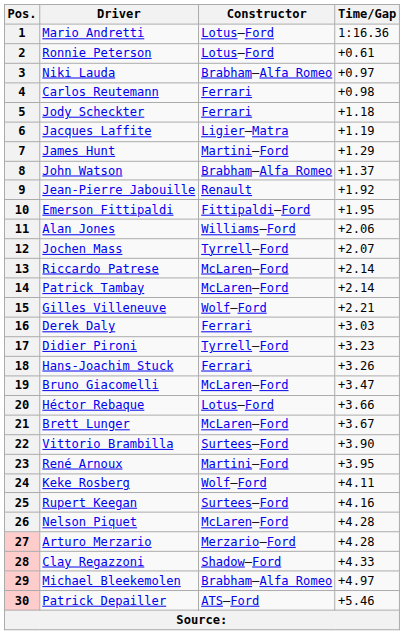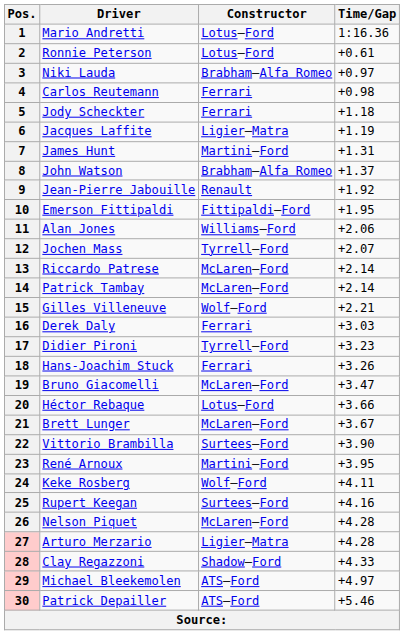(356, 151) +1.29 -> (356, 151) +1.31
(248, 542) Merzario–Ford -> (245, 542) Ligier–Matra
(267, 581) Brabham–Alfa Romeo -> (230, 581) ATS–Ford
